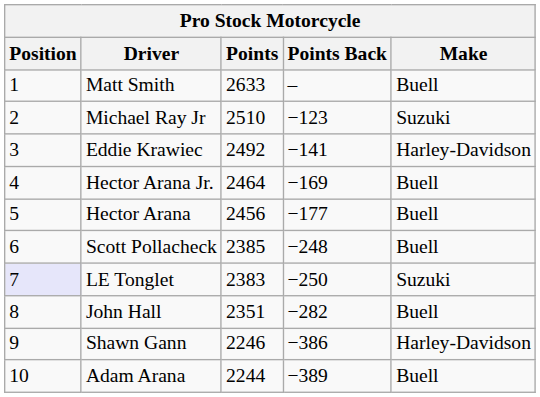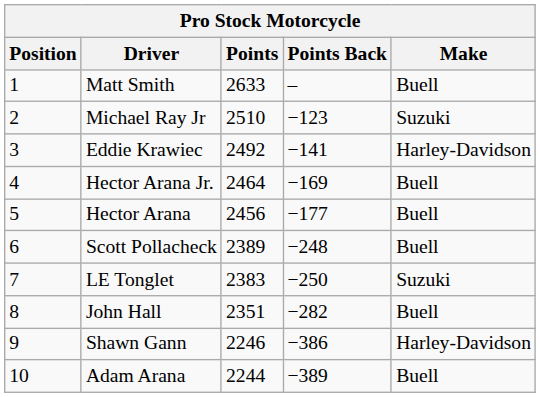(246, 247) 2385 -> (246, 247) 2389
(14, 279) lavender background -> (14, 279) no background
